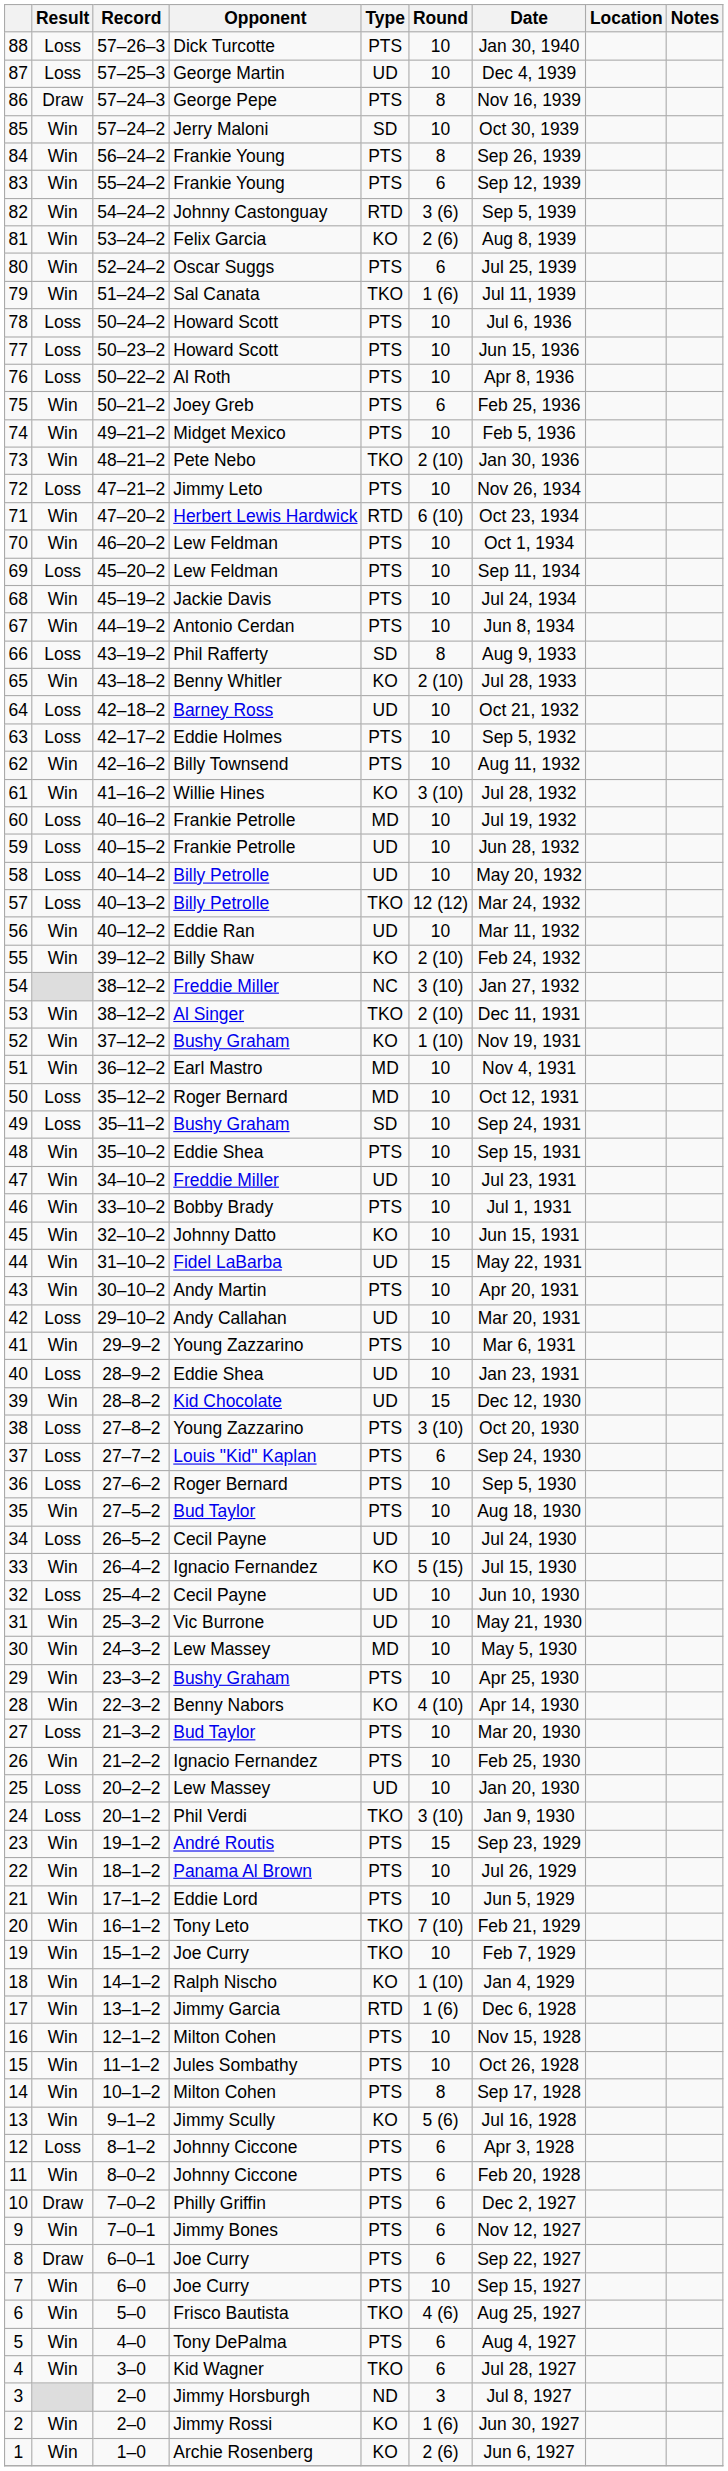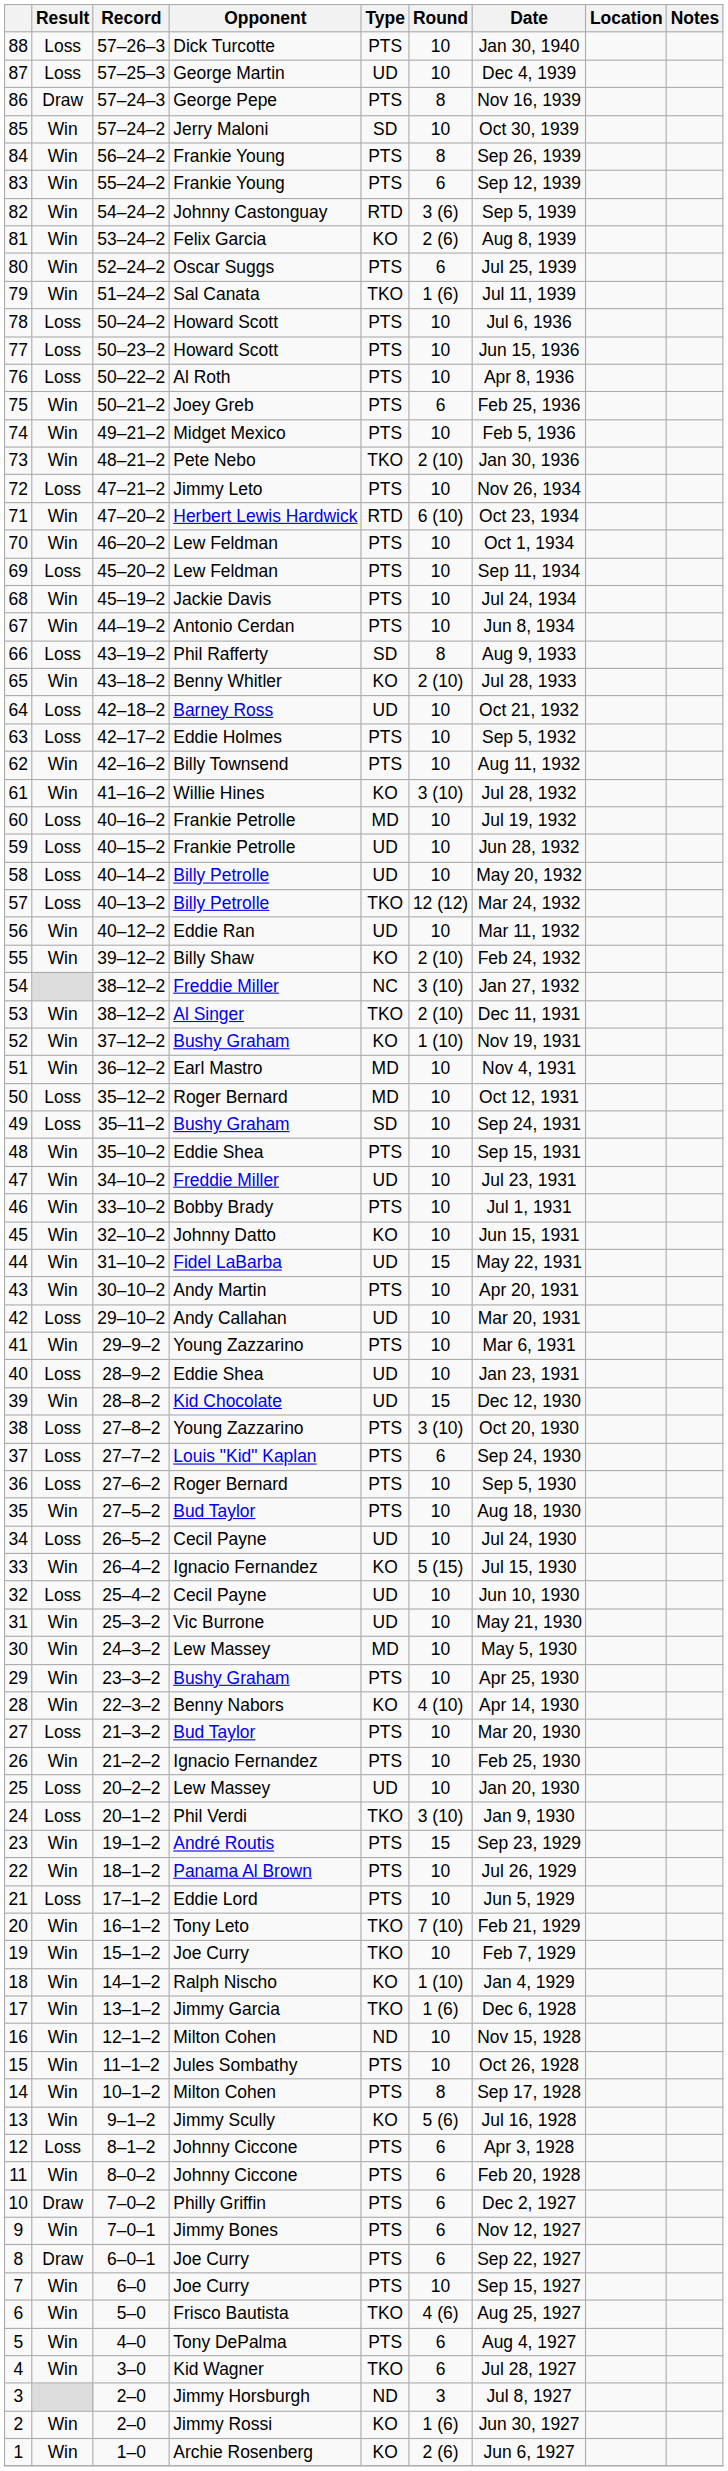(63, 1899) Win -> (63, 1899) Loss
(385, 2009) RTD -> (385, 2009) TKO
(385, 2037) PTS -> (385, 2037) ND
